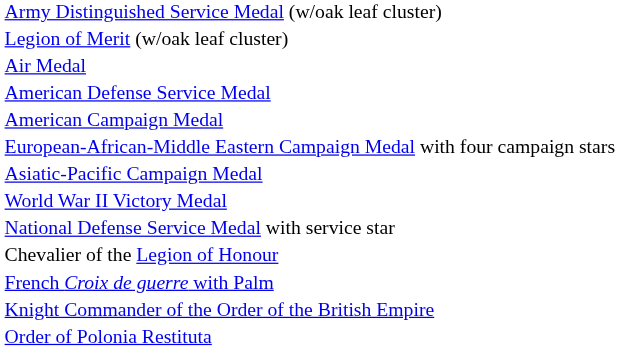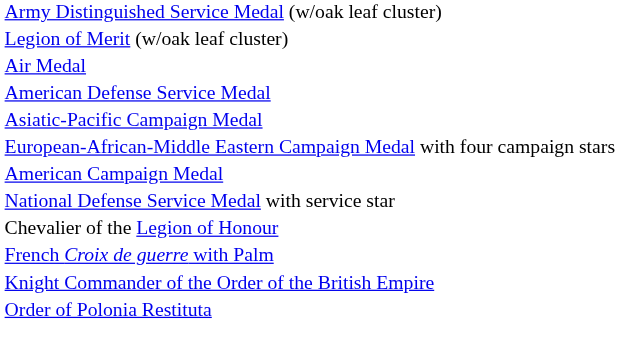rows swapped: (114, 119) <-> (134, 174)
- row: (116, 201)
